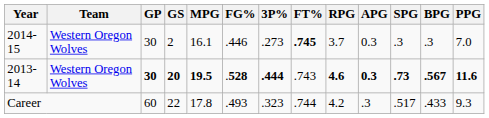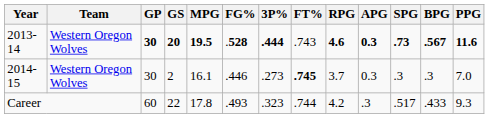rows swapped: (22, 75) <-> (22, 41)
